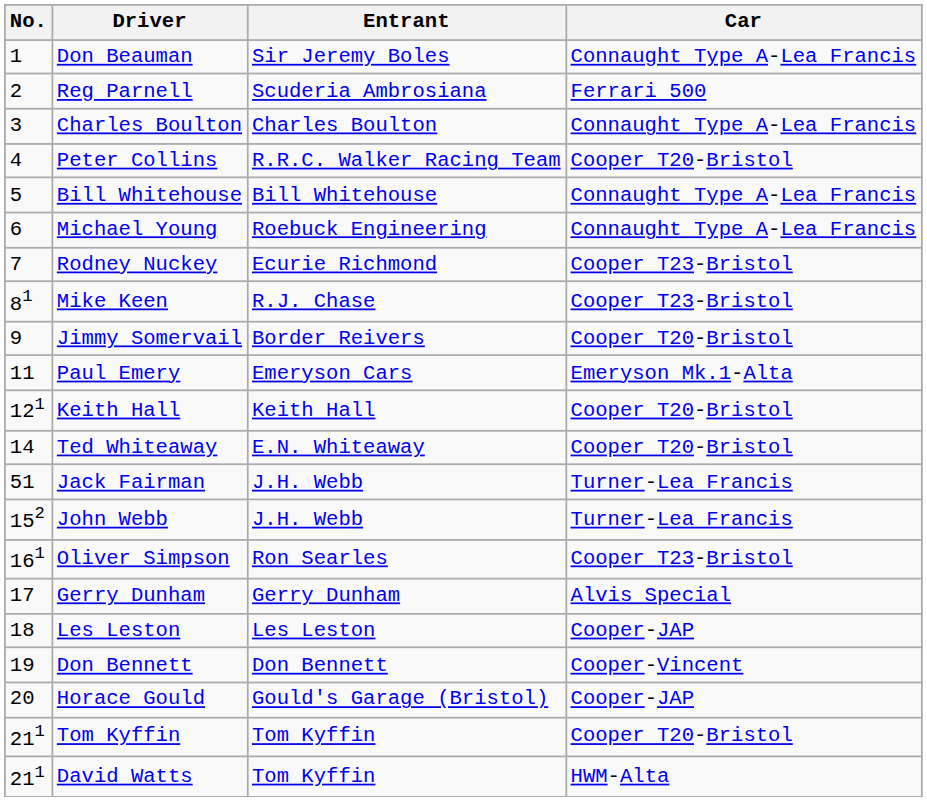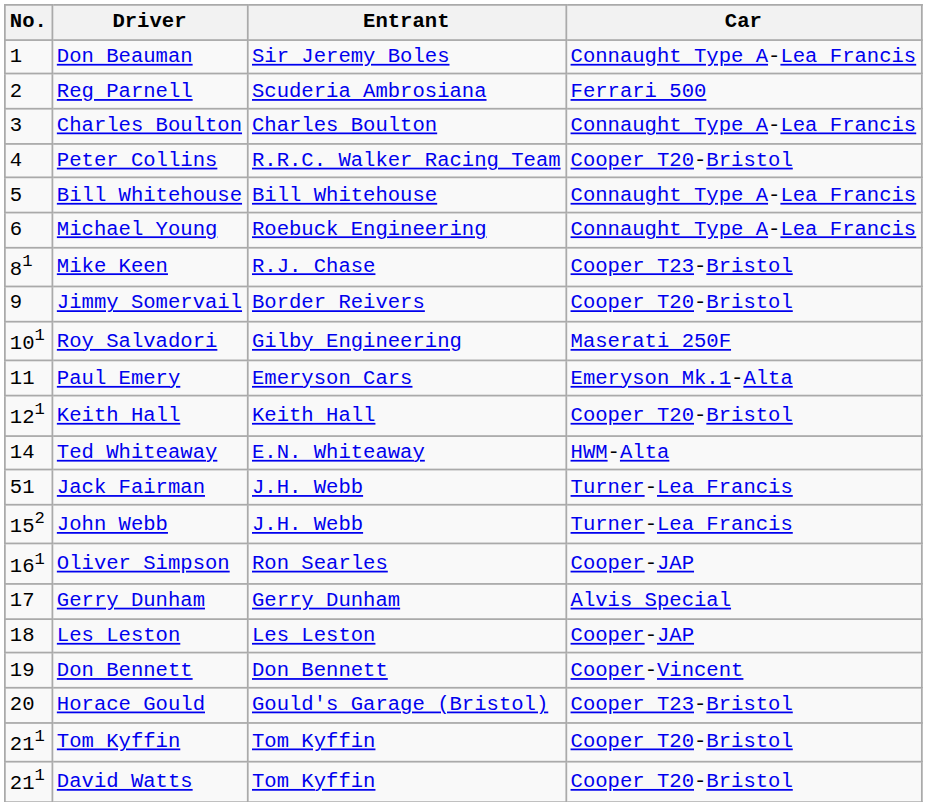- row: (137, 264)
+ row: (137, 341)
(682, 447) Cooper T20-Bristol -> (620, 452) HWM-Alta
(682, 559) Cooper T23-Bristol -> (632, 564) Cooper-JAP
(632, 700) Cooper-JAP -> (682, 705) Cooper T23-Bristol
(620, 776) HWM-Alta -> (682, 781) Cooper T20-Bristol
